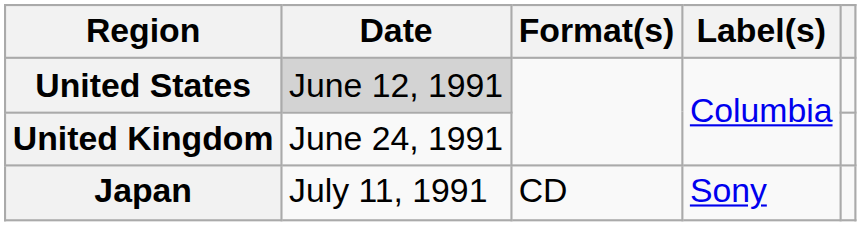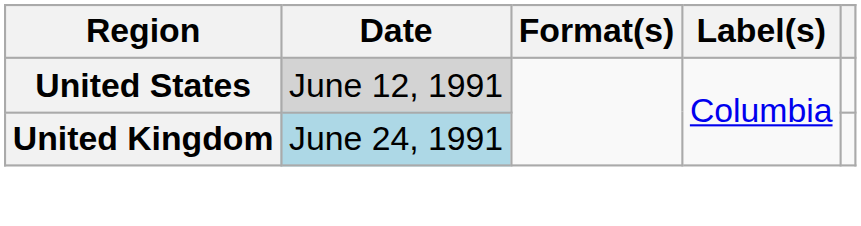(396, 138) no background -> (396, 138) lightblue background
- row: (143, 191)
